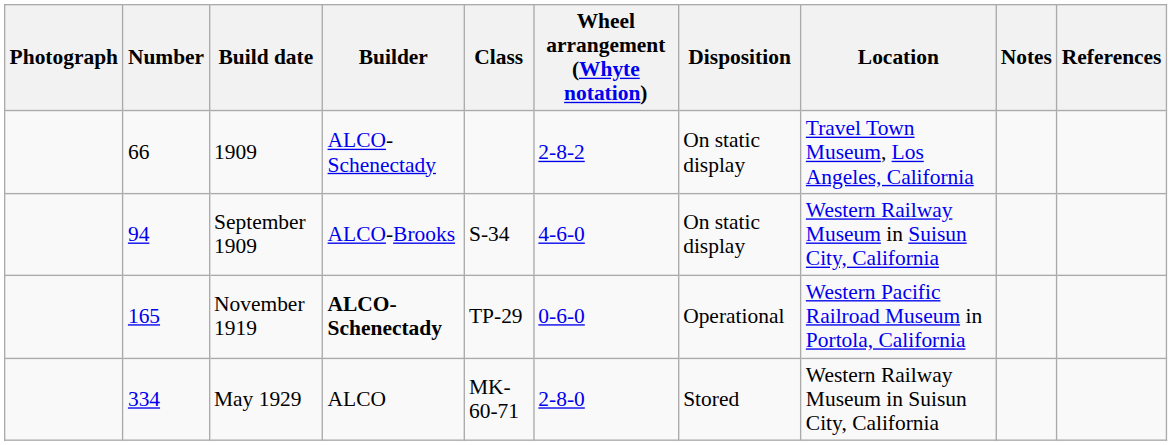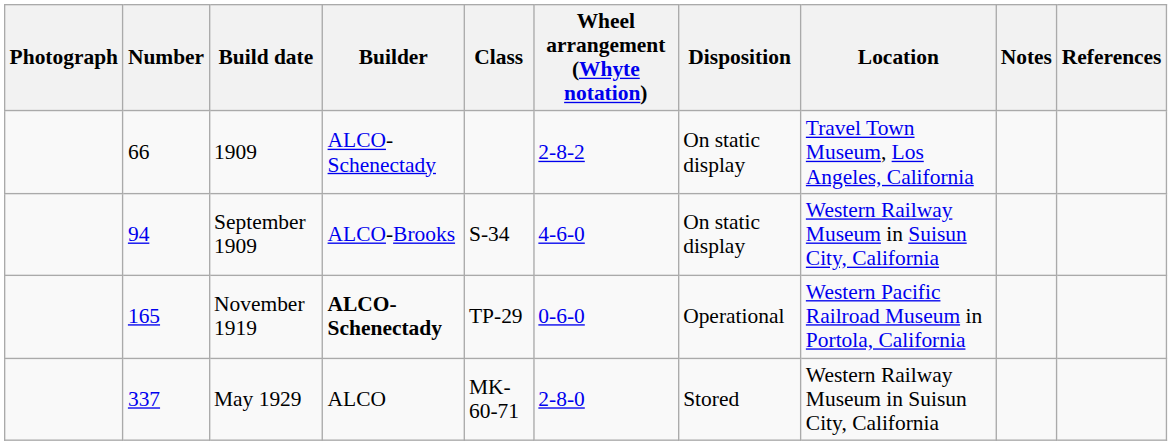(144, 398) 334 -> (144, 398) 337
